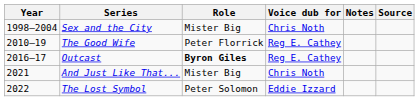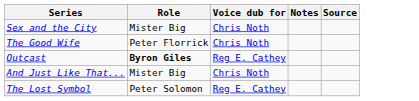- column: (32, 12)
(305, 42) Reg E. Cathey -> (241, 42) Chris Noth
(302, 88) Eddie Izzard -> (249, 88) Reg E. Cathey
